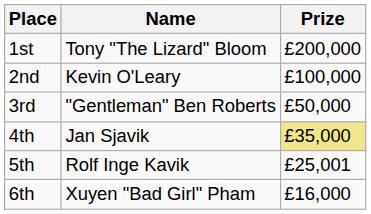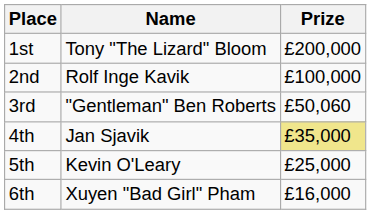(123, 77) Kevin O'Leary -> (127, 77) Rolf Inge Kavik
(318, 106) £50,000 -> (318, 106) £50,060
(127, 164) Rolf Inge Kavik -> (123, 164) Kevin O'Leary
(318, 164) £25,001 -> (318, 164) £25,000
